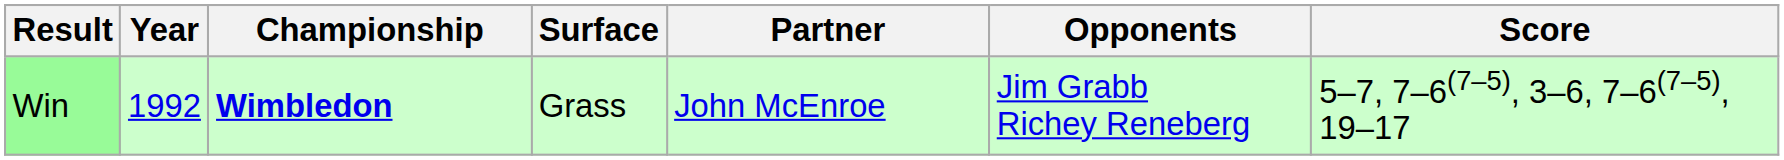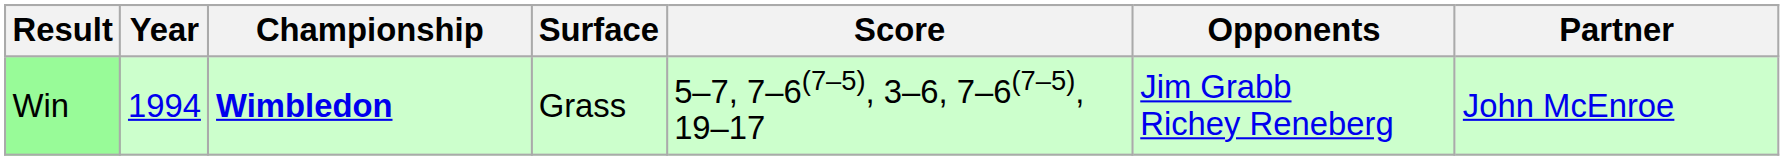columns swapped: (828, 30) <-> (1545, 30)
(164, 105) 1992 -> (164, 105) 1994
